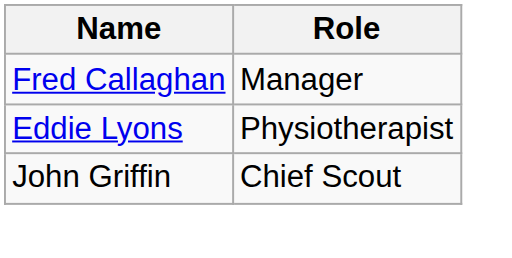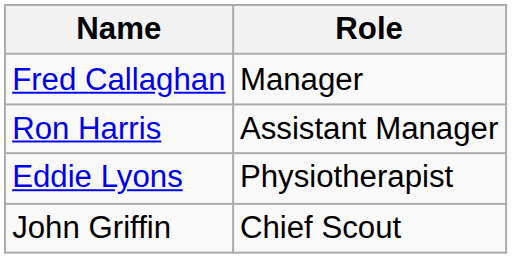+ row: (87, 128)
